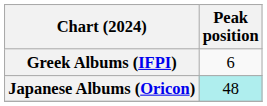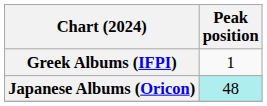(231, 62) 6 -> (231, 62) 1
